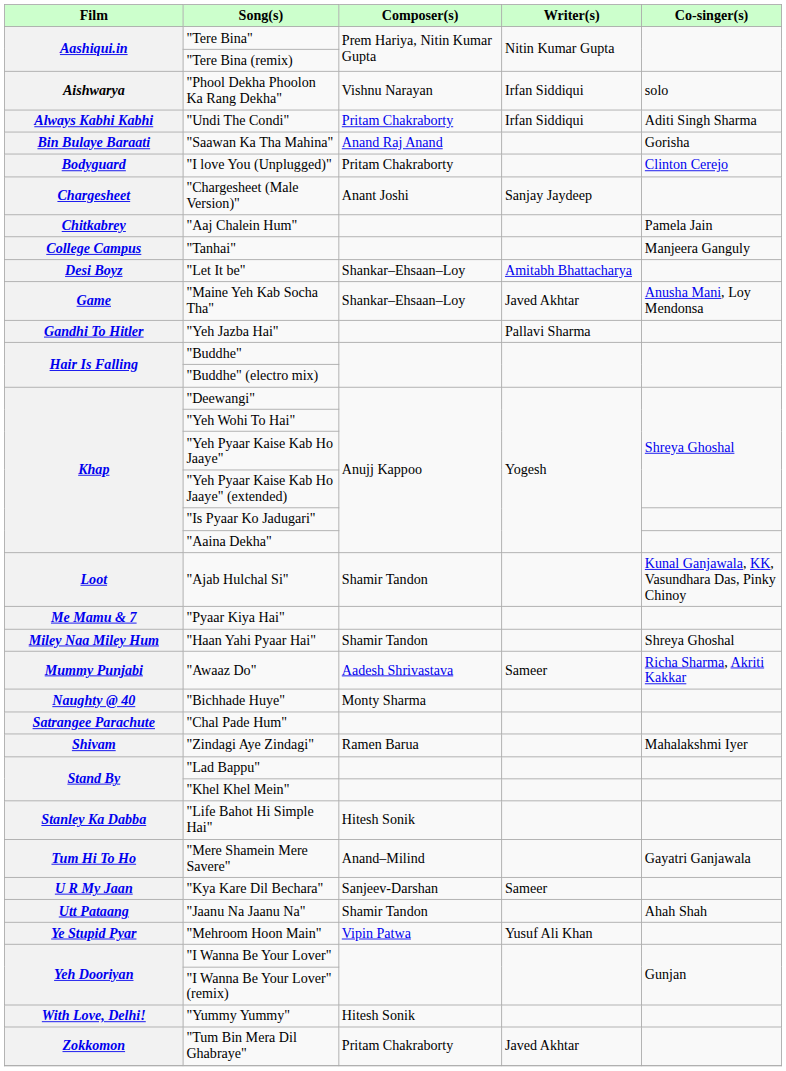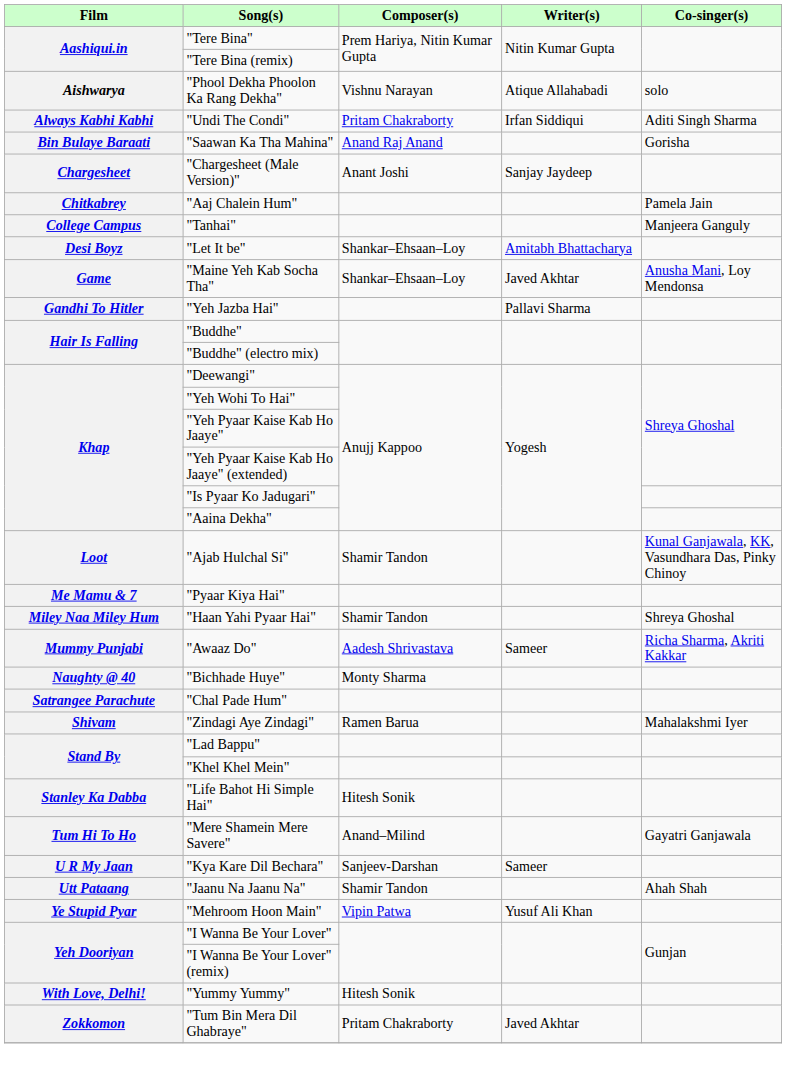(544, 90) Irfan Siddiqui -> (556, 90) Atique Allahabadi
- row: (259, 165)
